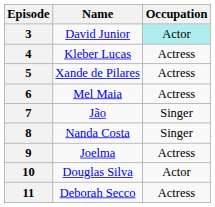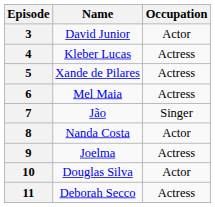(177, 34) paleturquoise background -> (177, 34) no background
(177, 133) Singer -> (177, 133) Actor
